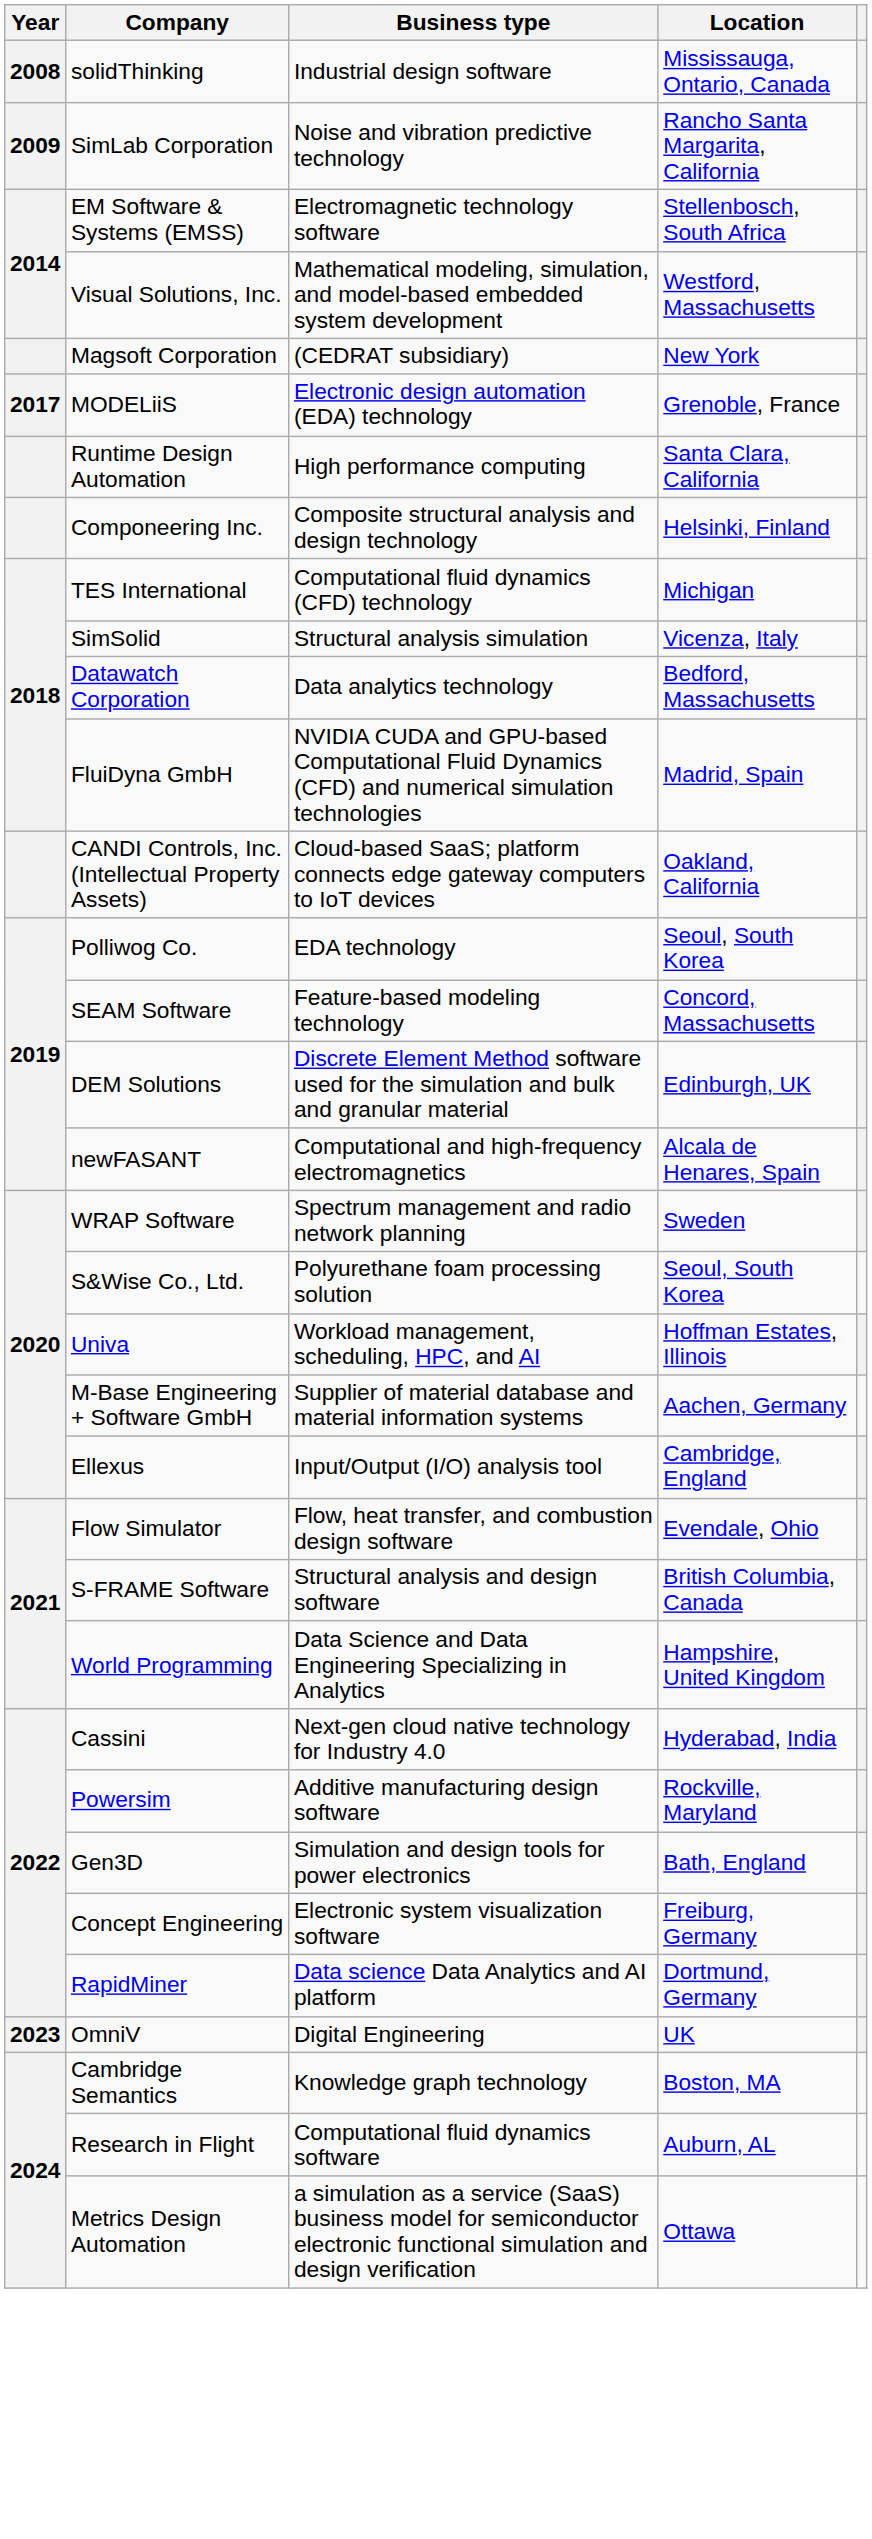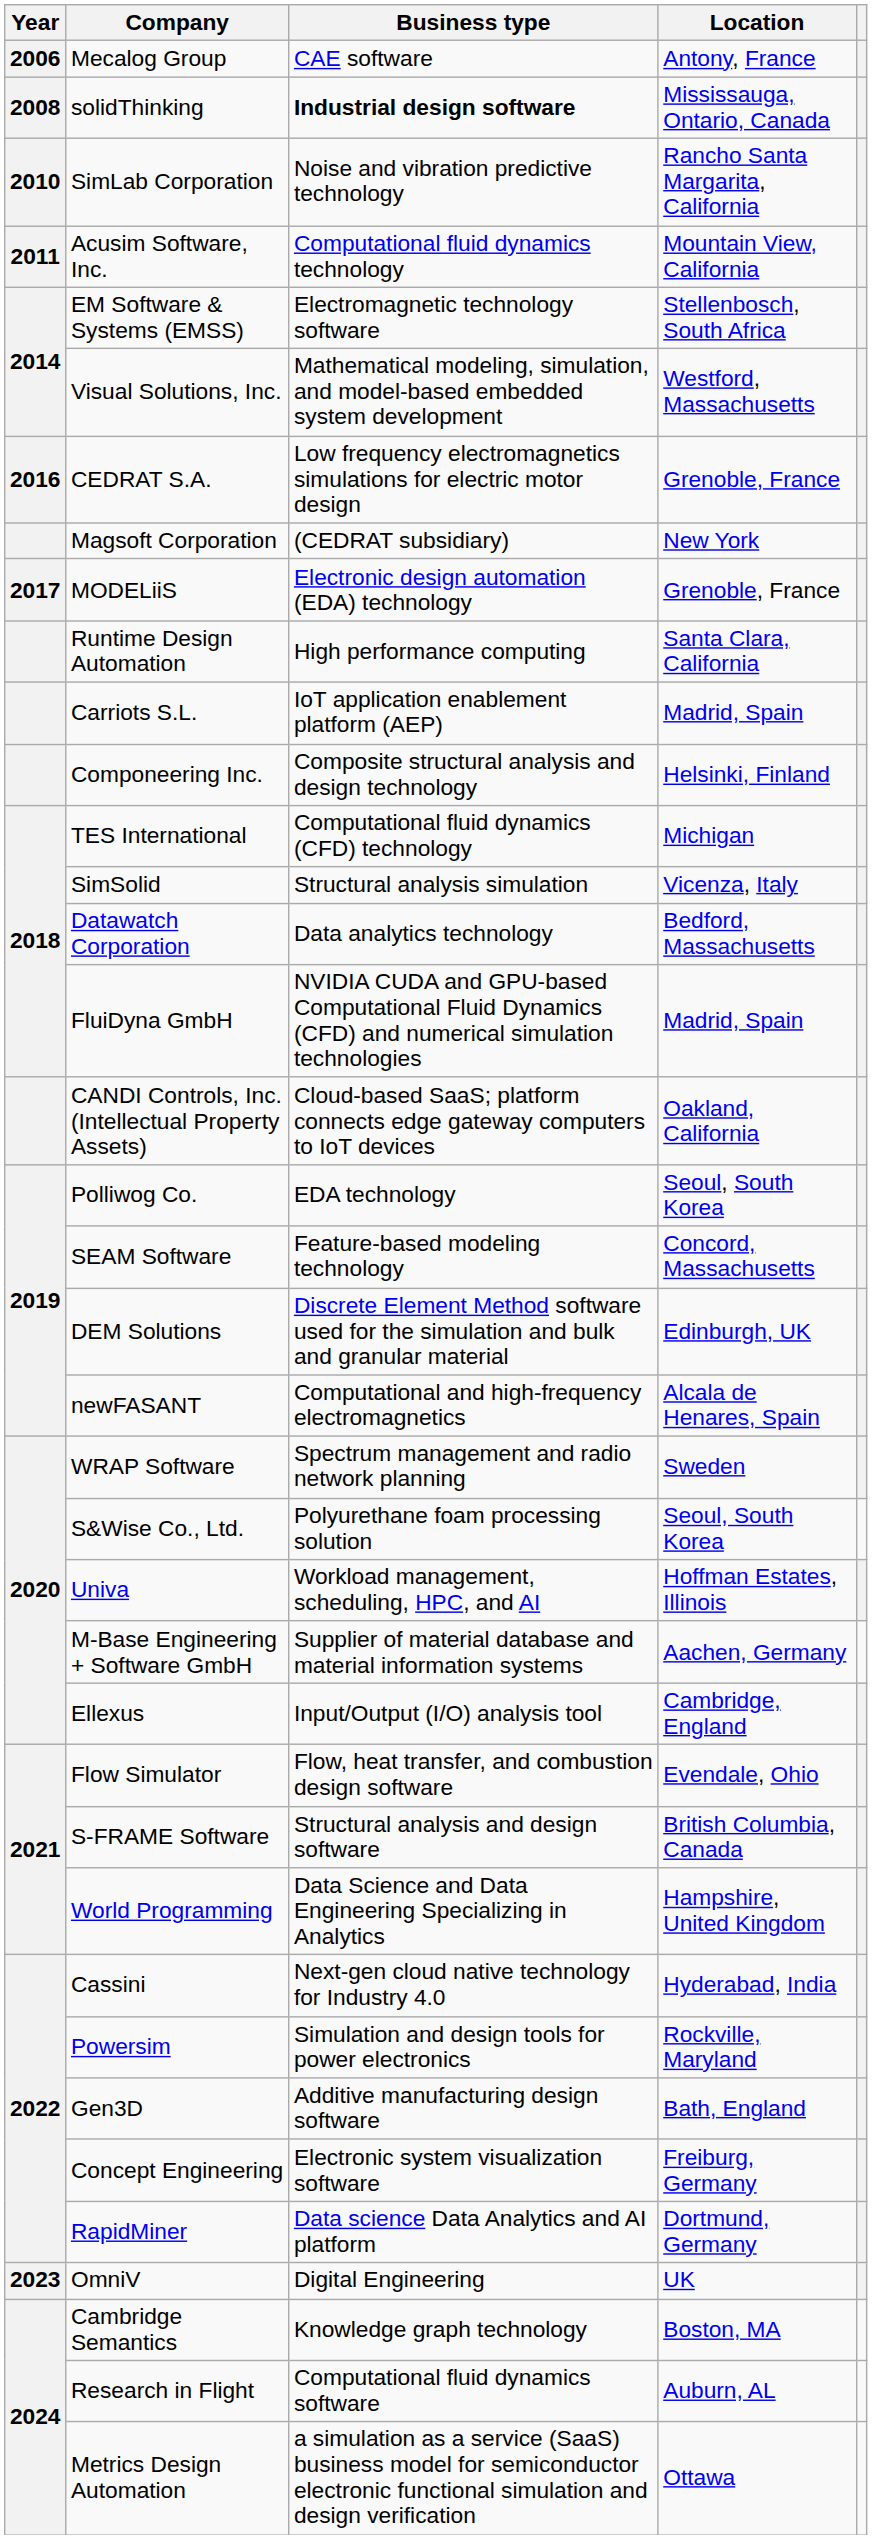+ row: (149, 58)
(423, 71) normal -> (435, 107) bold
(35, 145) 2009 -> (35, 181) 2010
+ row: (159, 256)
+ row: (141, 479)
+ row: (134, 712)
(446, 1800) Additive manufacturing design software -> (449, 2046) Simulation and design tools for power electronics
(449, 1862) Simulation and design tools for power electronics -> (446, 2108) Additive manufacturing design software
